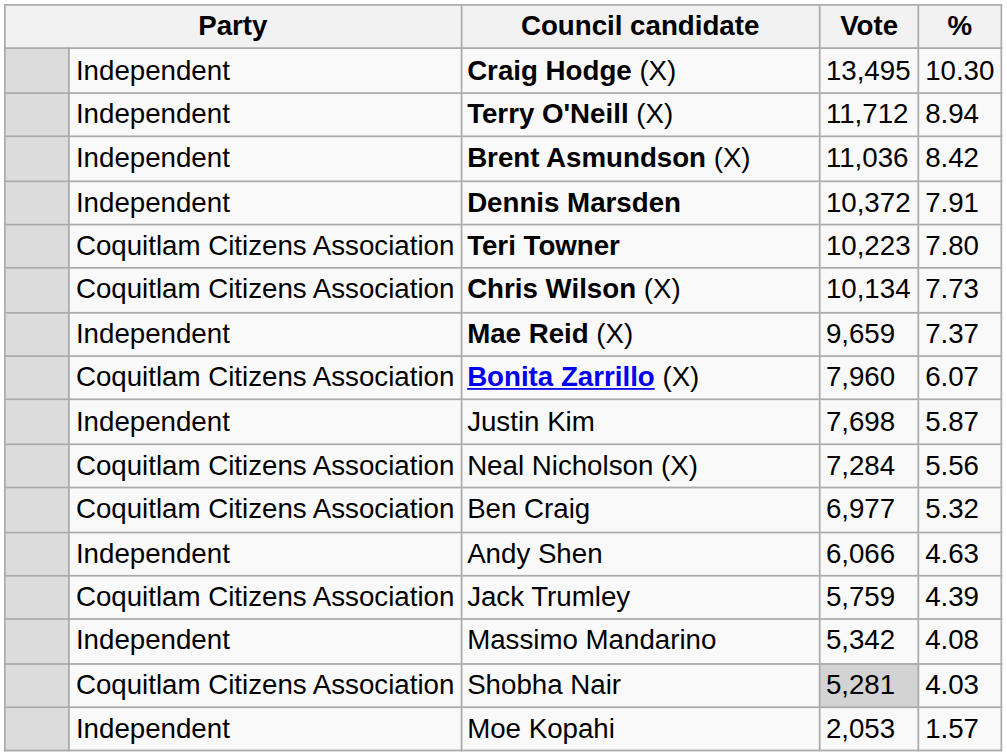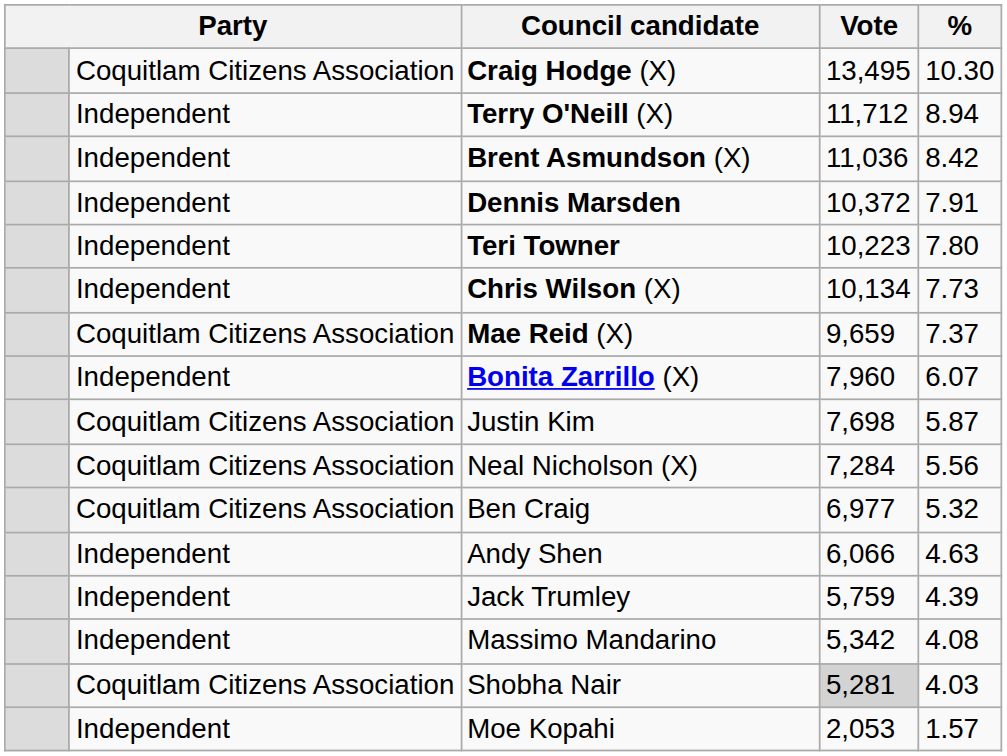(153, 70) Independent -> (265, 70) Coquitlam Citizens Association
(265, 245) Coquitlam Citizens Association -> (153, 245) Independent
(265, 289) Coquitlam Citizens Association -> (153, 289) Independent
(153, 333) Independent -> (265, 333) Coquitlam Citizens Association
(265, 377) Coquitlam Citizens Association -> (153, 377) Independent
(153, 421) Independent -> (265, 421) Coquitlam Citizens Association
(265, 597) Coquitlam Citizens Association -> (153, 597) Independent
